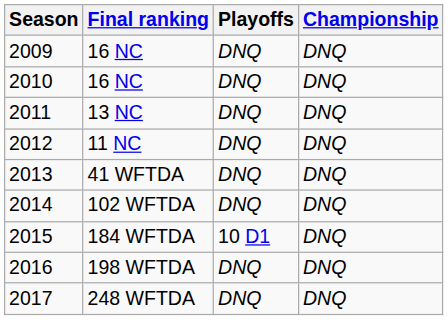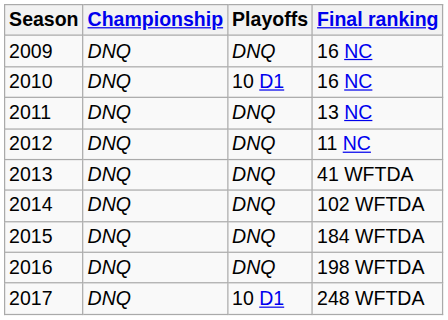columns swapped: (148, 19) <-> (371, 19)
(240, 81) DNQ -> (258, 81) 10 D1
(244, 236) 10 D1 -> (254, 236) DNQ
(240, 298) DNQ -> (258, 298) 10 D1
